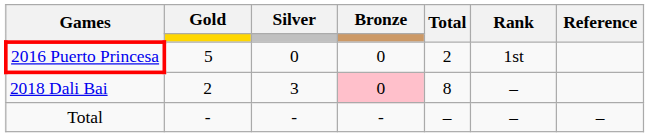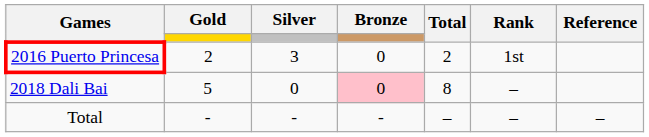(208, 57) 5 -> (208, 57) 2
(294, 57) 0 -> (294, 57) 3
(208, 87) 2 -> (208, 87) 5
(294, 87) 3 -> (294, 87) 0
